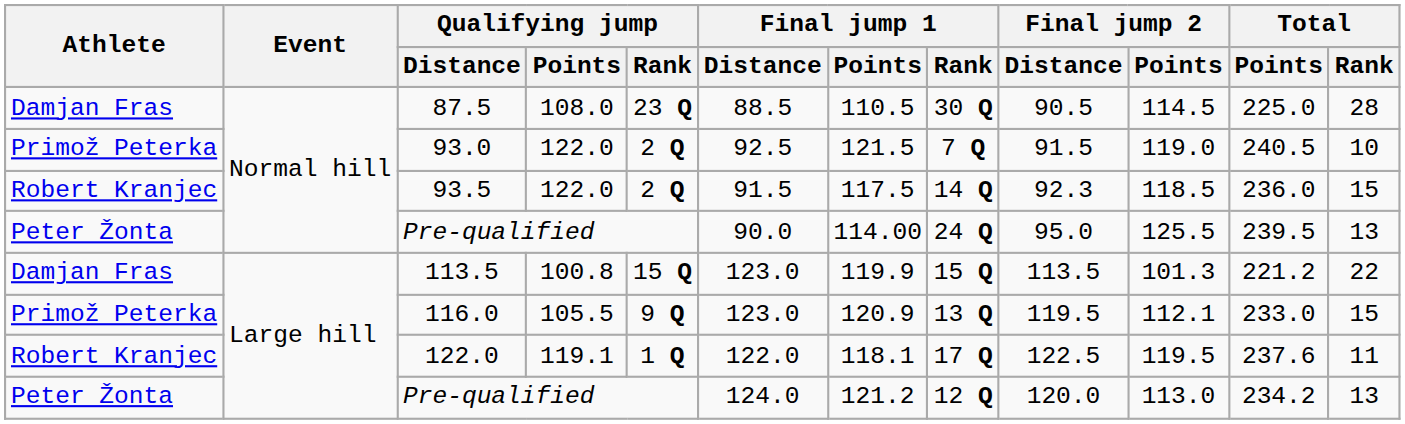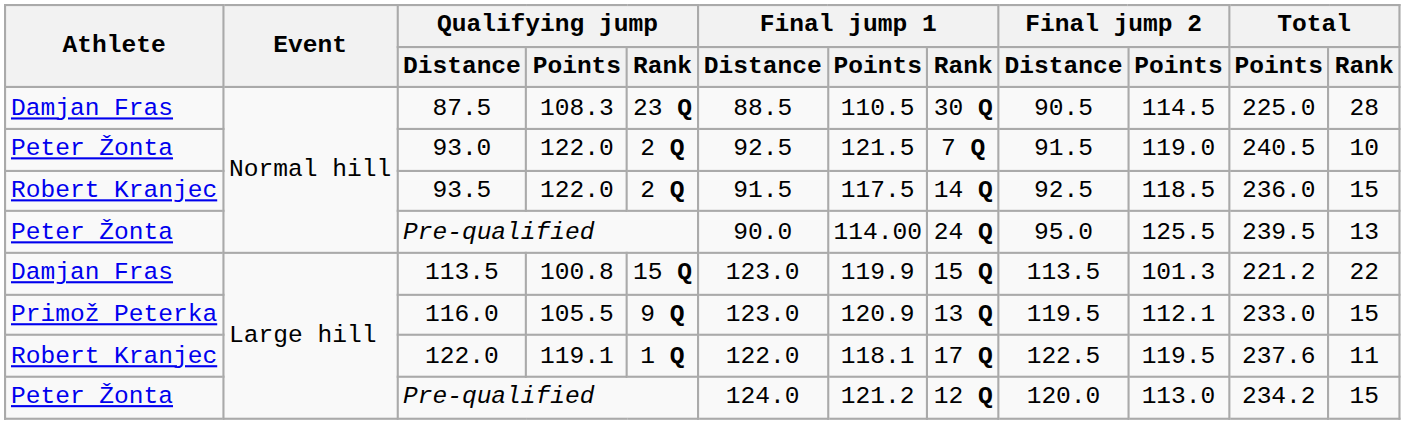(577, 108) 108.0 -> (577, 108) 108.3
(114, 149) Primož Peterka -> (92, 149) Peter Žonta
(1063, 190) 92.3 -> (1063, 190) 92.5
(1364, 397) 13 -> (1364, 397) 15
